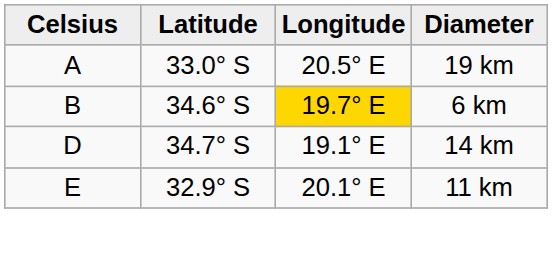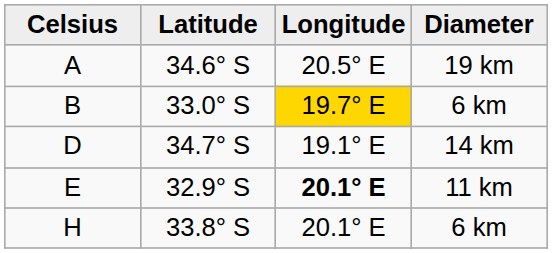(208, 65) 33.0° S -> (208, 65) 34.6° S
(208, 106) 34.6° S -> (208, 106) 33.0° S
(344, 187) normal -> (344, 187) bold
+ row: (73, 227)
